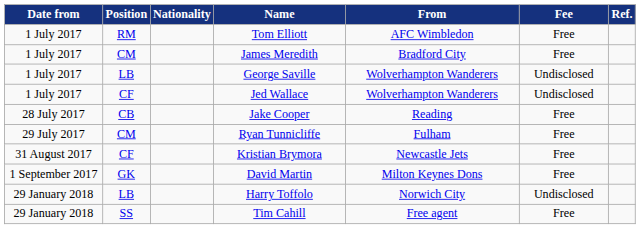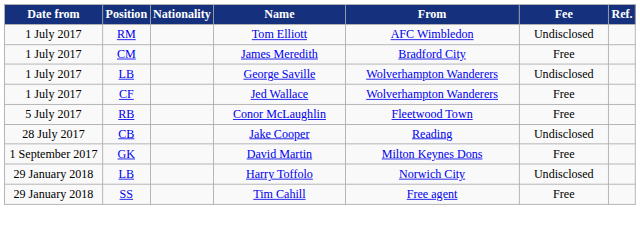(564, 34) Free -> (564, 34) Undisclosed
(564, 94) Undisclosed -> (564, 94) Free
+ row: (279, 114)
(564, 114) Free -> (564, 134) Undisclosed
- row: (279, 134)
- row: (279, 154)
